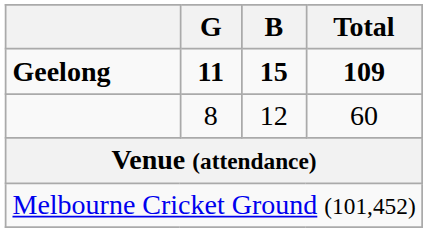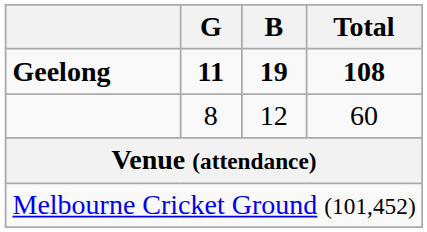(274, 71) 15 -> (274, 71) 19
(364, 71) 109 -> (364, 71) 108
